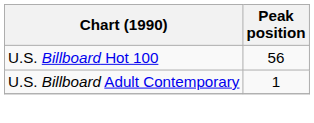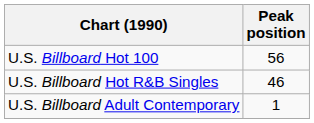+ row: (113, 81)
